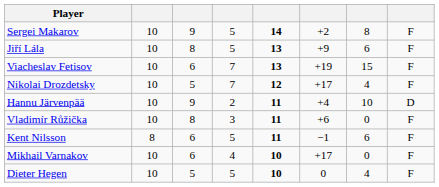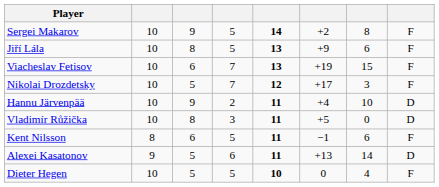(367, 84) 4 -> (367, 84) 3
(323, 119) +6 -> (323, 119) +5
(411, 119) F -> (411, 119) D
+ row: (47, 155)
- row: (47, 155)
